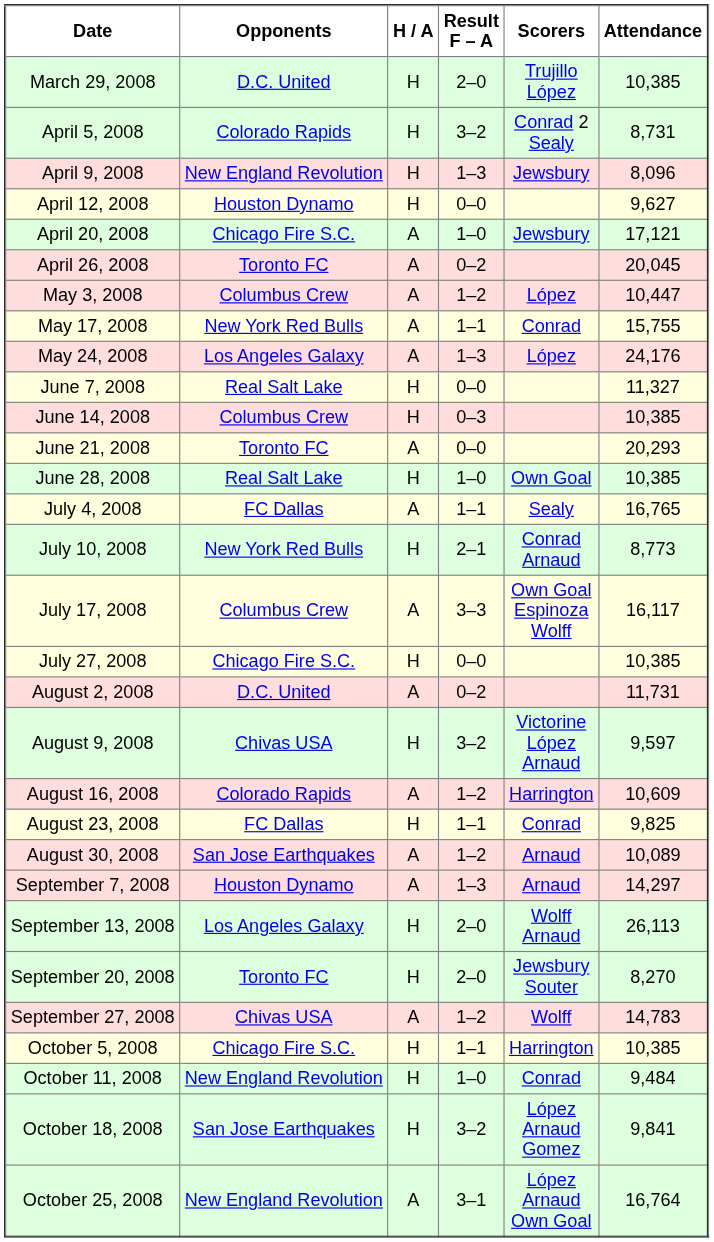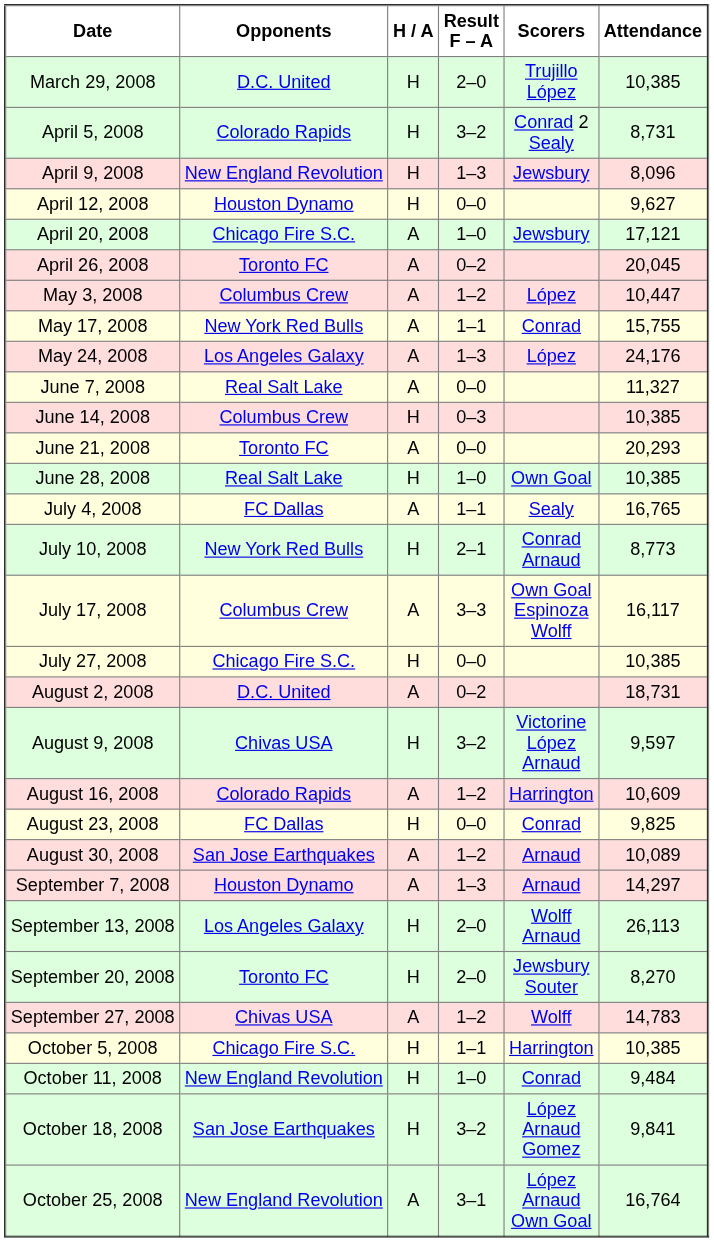(413, 387) H -> (413, 387) A
(653, 692) 11,731 -> (653, 692) 18,731
(471, 824) 1–1 -> (471, 824) 0–0
